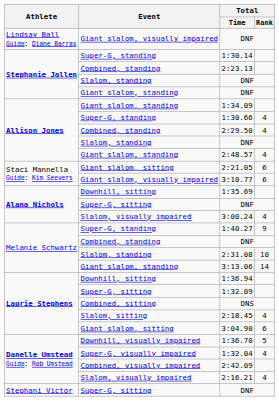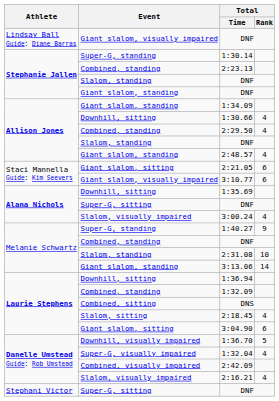(118, 117) Super-G, standing -> (118, 117) Downhill, sitting
(116, 291) Super-G, sitting -> (120, 291) Combined, standing
